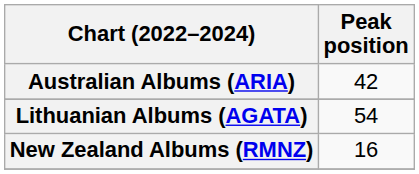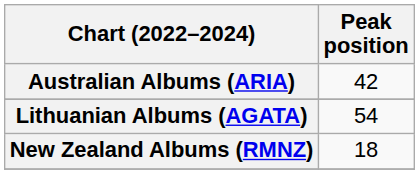(366, 150) 16 -> (366, 150) 18
